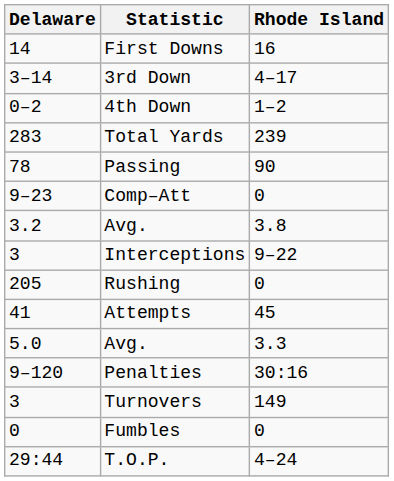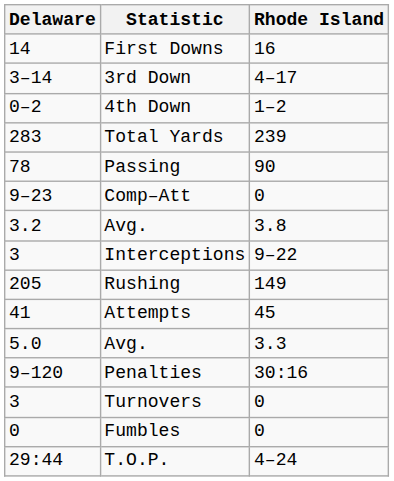(259, 284) 0 -> (270, 284) 149
(270, 402) 149 -> (259, 402) 0
